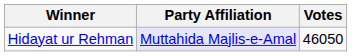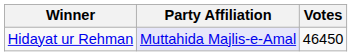(323, 39) 46050 -> (323, 39) 46450
